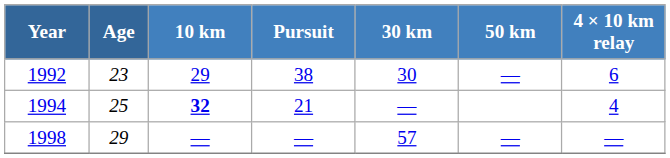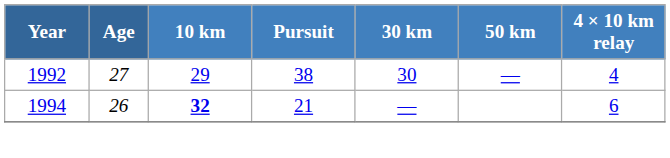(119, 74) 23 -> (119, 74) 27
(614, 74) 6 -> (614, 74) 4
(119, 106) 25 -> (119, 106) 26
(614, 106) 4 -> (614, 106) 6
- row: (47, 137)
